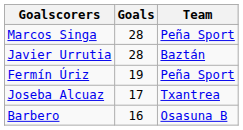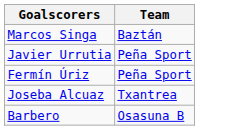- column: (136, 15)
(198, 35) Peña Sport -> (140, 35) Baztán
(183, 55) Baztán -> (155, 55) Peña Sport
